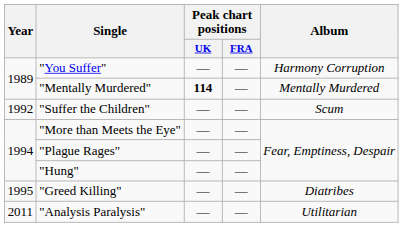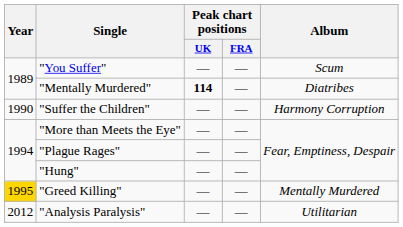(329, 68) Harmony Corruption -> (329, 68) Scum
(329, 88) Mentally Murdered -> (329, 88) Diatribes
(20, 109) 1992 -> (20, 109) 1990
(329, 109) Scum -> (329, 109) Harmony Corruption
(20, 191) no background -> (20, 191) gold background
(329, 191) Diatribes -> (329, 191) Mentally Murdered
(20, 211) 2011 -> (20, 211) 2012
